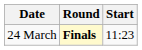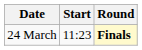columns swapped: (120, 14) <-> (81, 14)
